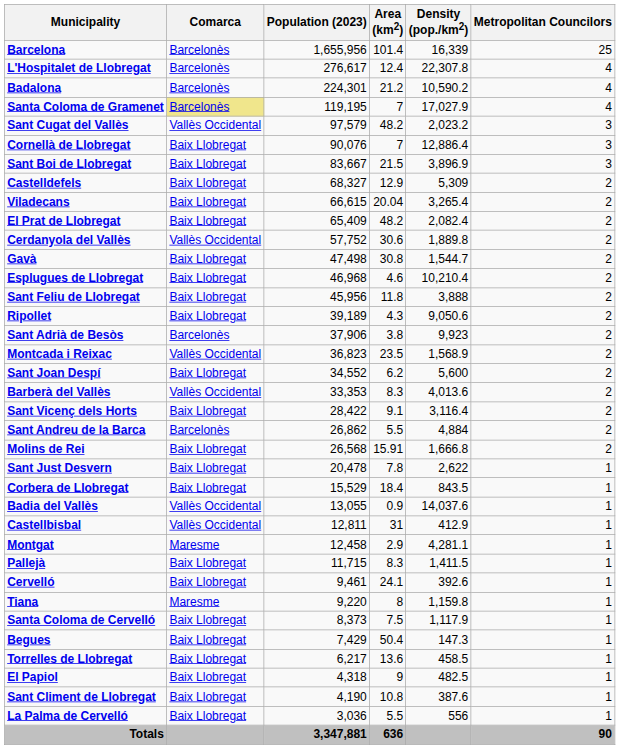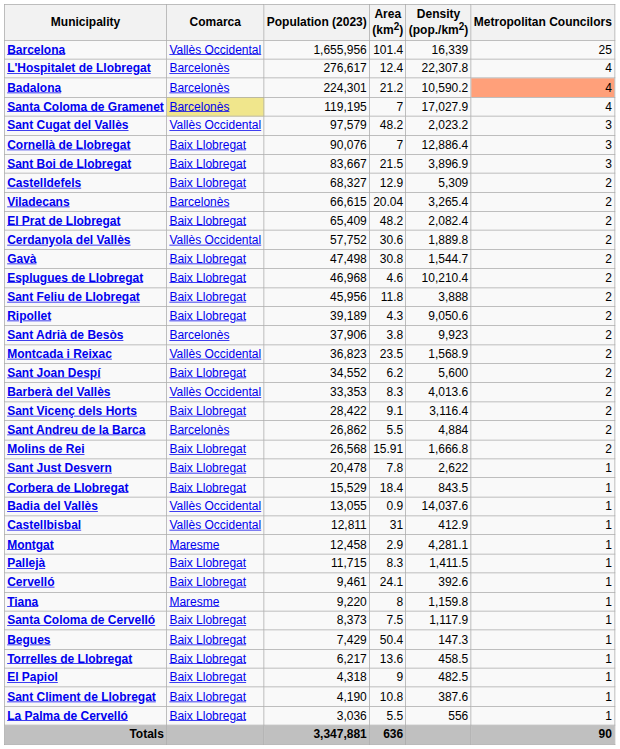(199, 49) Barcelonès -> (215, 49) Vallès Occidental
(608, 87) no background -> (608, 87) lightsalmon background
(208, 202) Baix Llobregat -> (199, 202) Barcelonès
